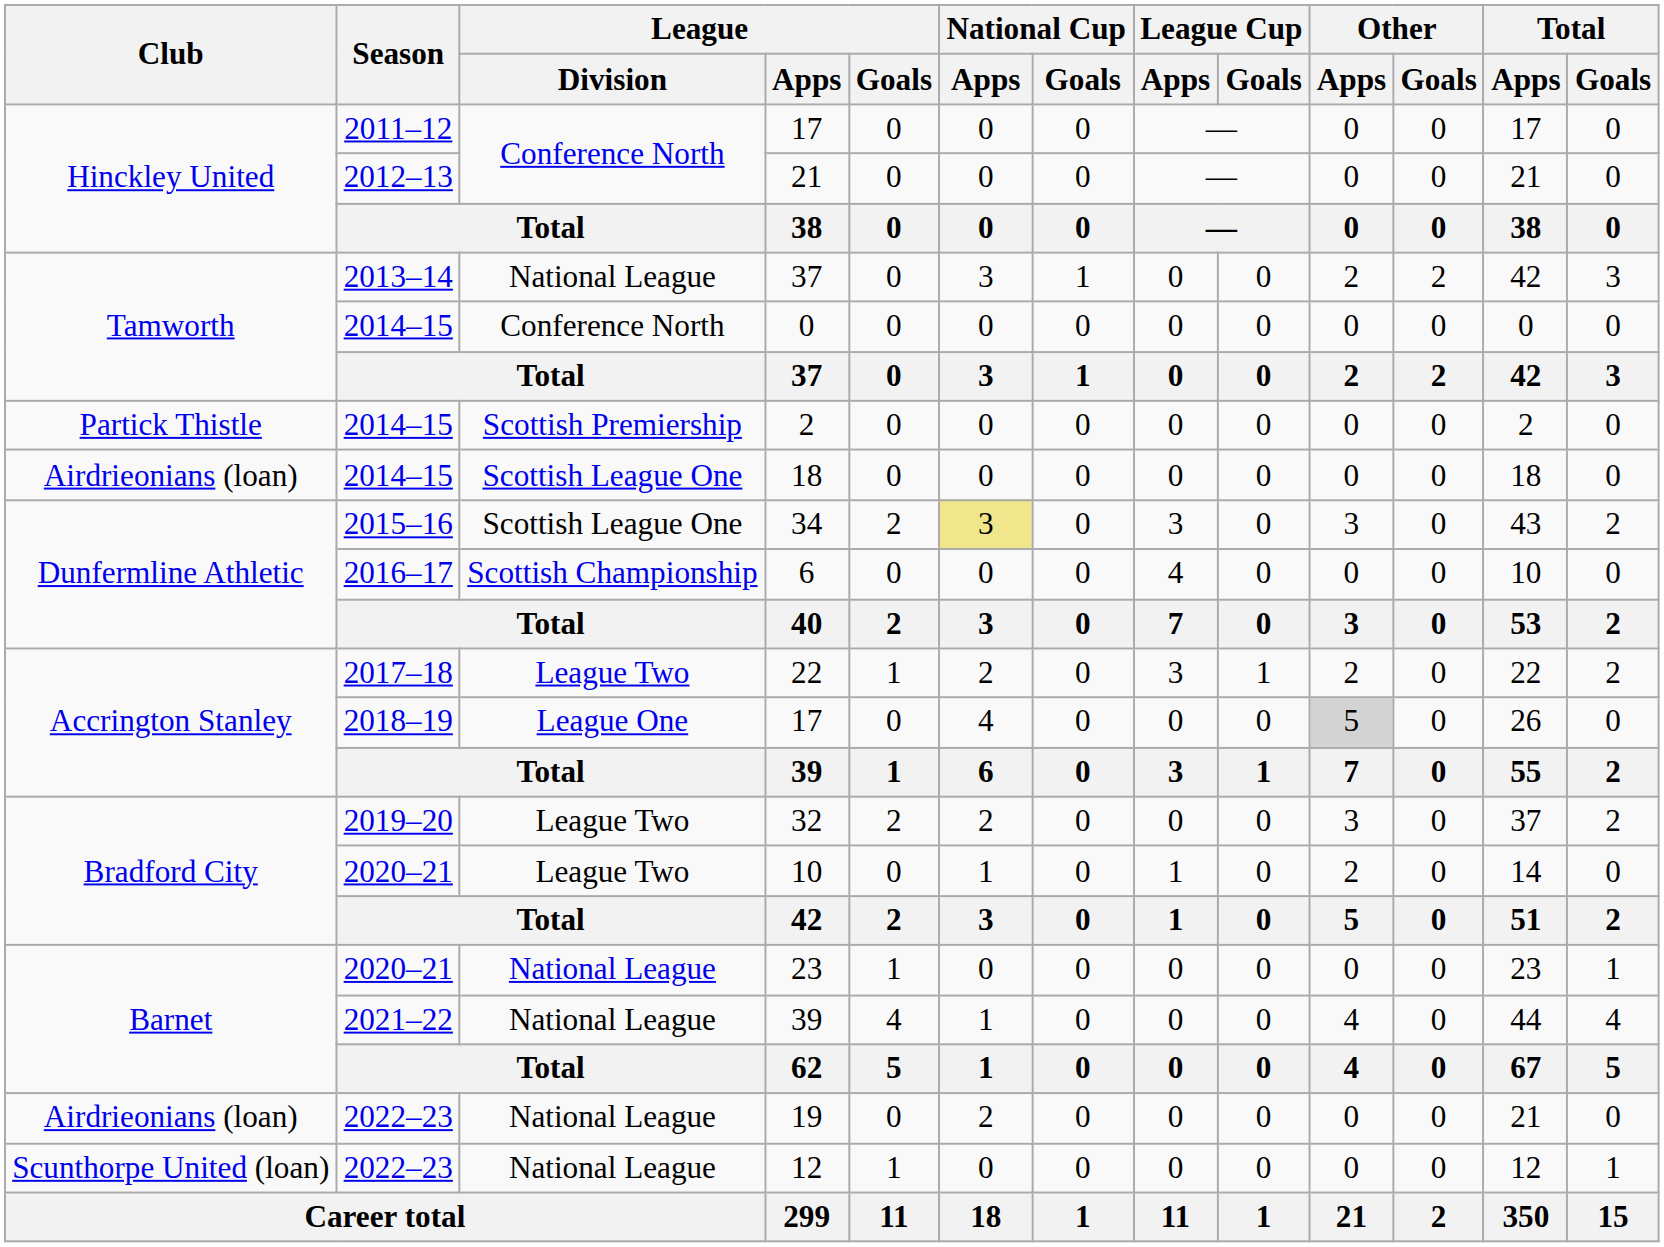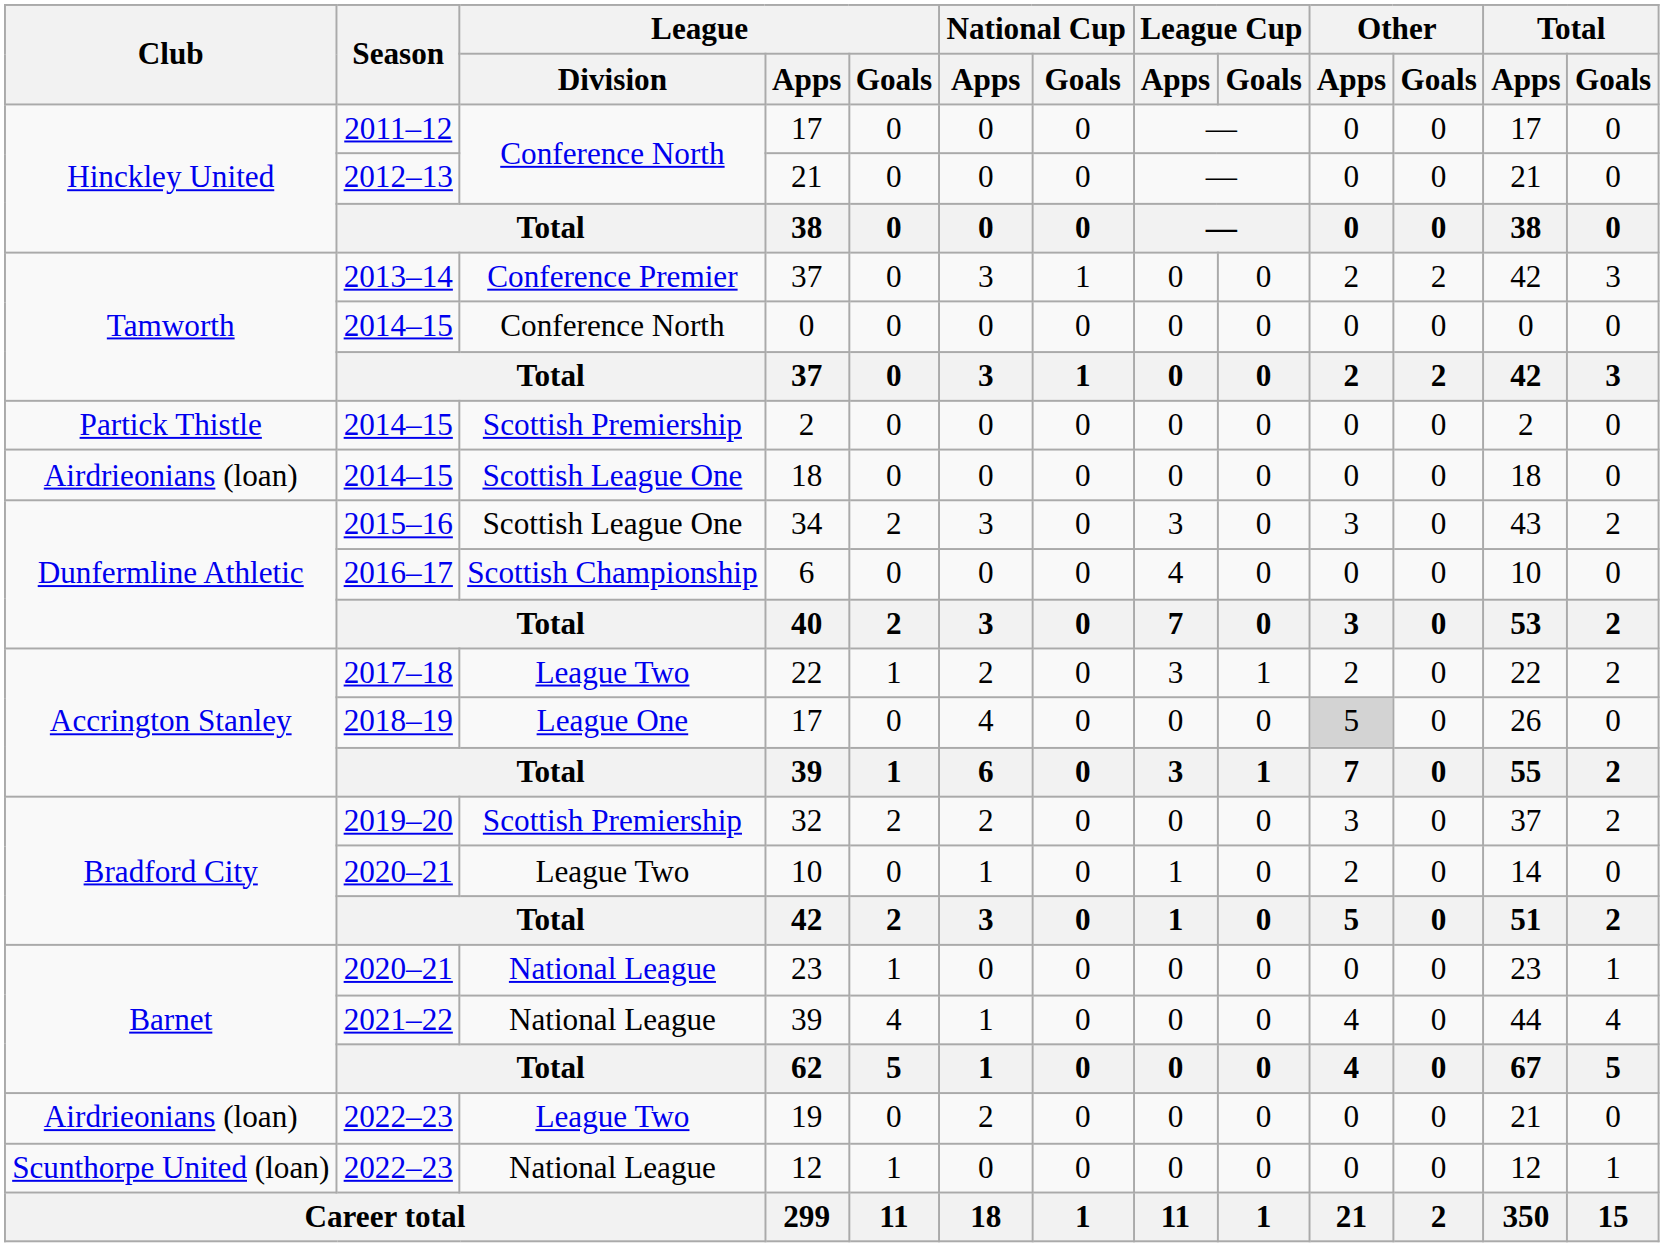(612, 276) National League -> (612, 276) Conference Premier
(986, 524) khaki background -> (986, 524) no background
(612, 820) League Two -> (612, 820) Scottish Premiership
(612, 1117) National League -> (612, 1117) League Two
